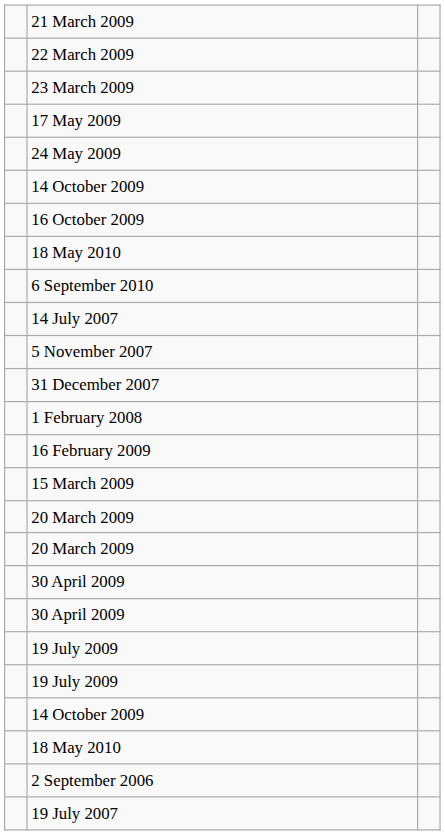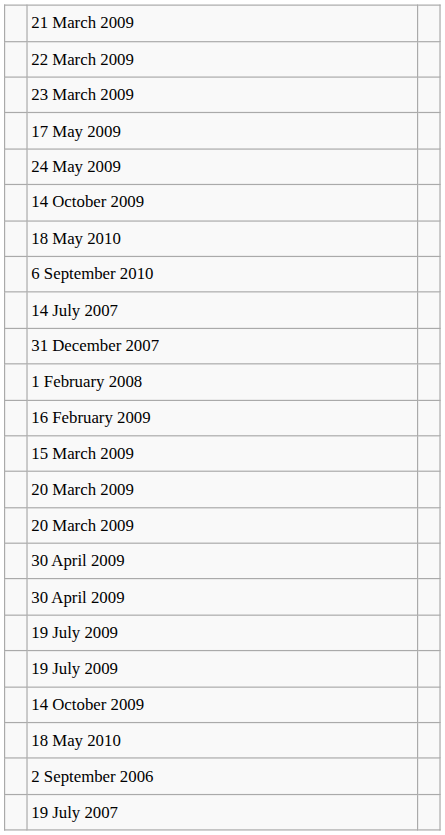- row: (16, 220)
- row: (16, 352)
